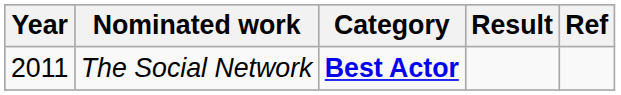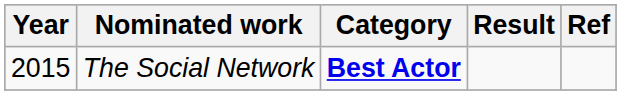(40, 68) 2011 -> (41, 68) 2015
